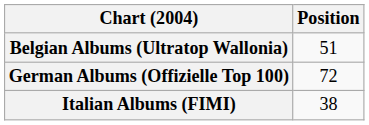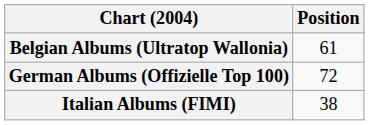(328, 47) 51 -> (328, 47) 61
